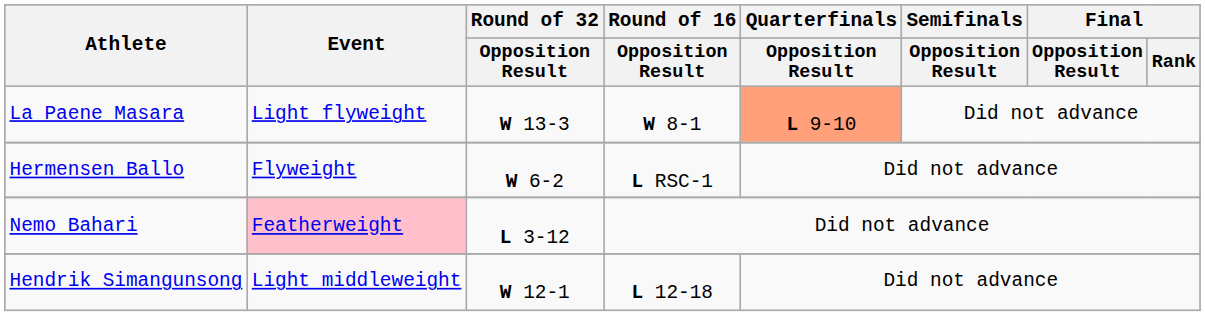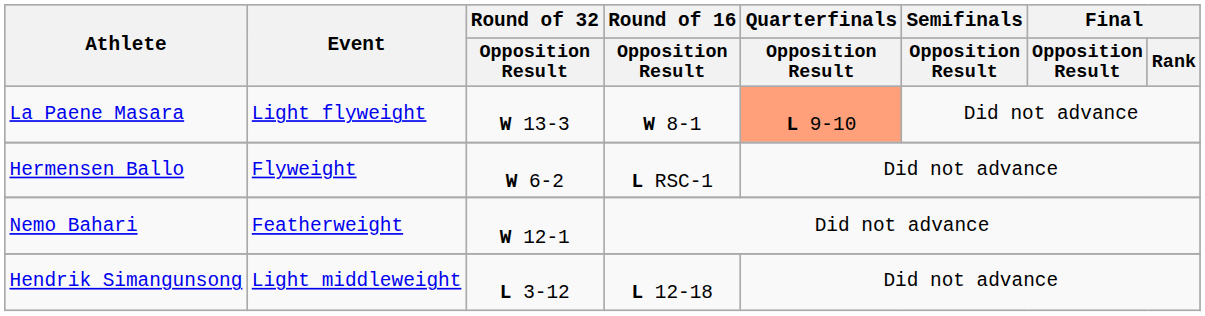(327, 226) pink background -> (327, 226) no background
(535, 237) L 3-12 -> (535, 237) W 12-1
(535, 293) W 12-1 -> (535, 293) L 3-12
